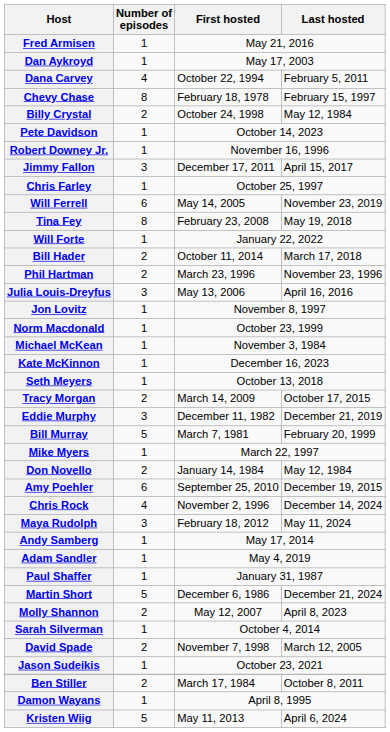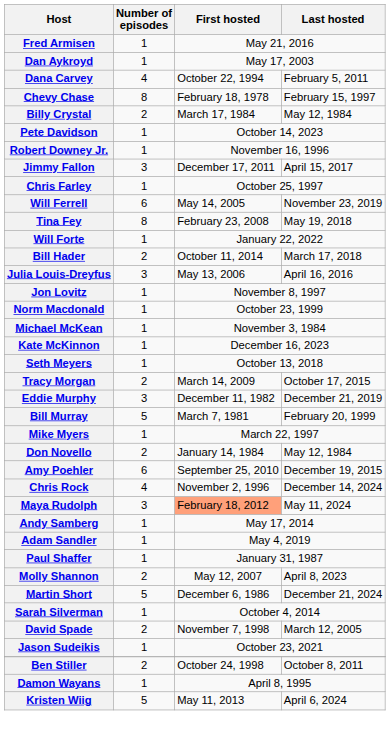(220, 114) October 24, 1998 -> (216, 114) March 17, 1984
- row: (59, 274)
(223, 523) no background -> (223, 505) lightsalmon background
rows swapped: (59, 612) <-> (59, 594)
(216, 683) March 17, 1984 -> (220, 665) October 24, 1998
